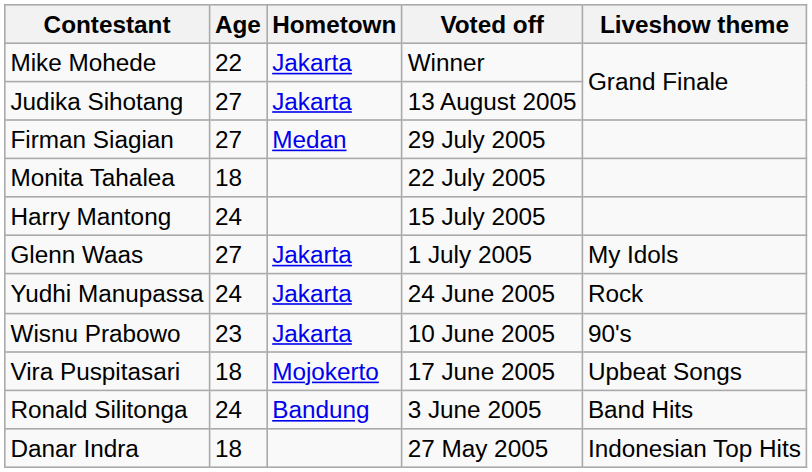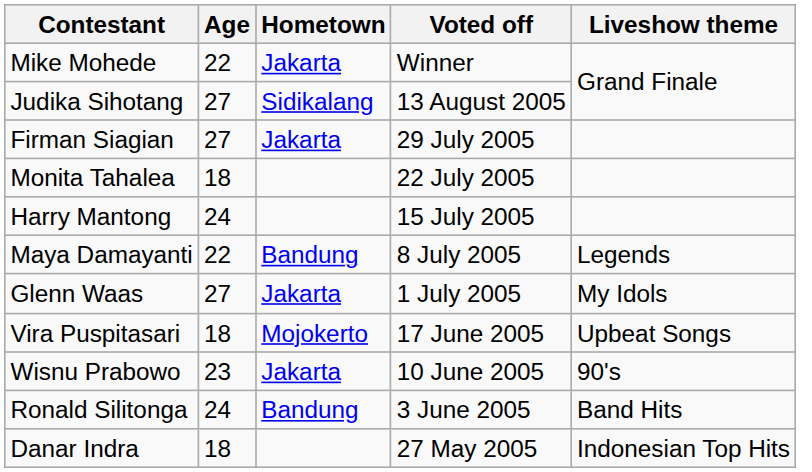(312, 101) Jakarta -> (317, 101) Sidikalang
(309, 140) Medan -> (301, 140) Jakarta
+ row: (102, 255)
- row: (107, 294)
rows swapped: (95, 371) <-> (96, 332)
